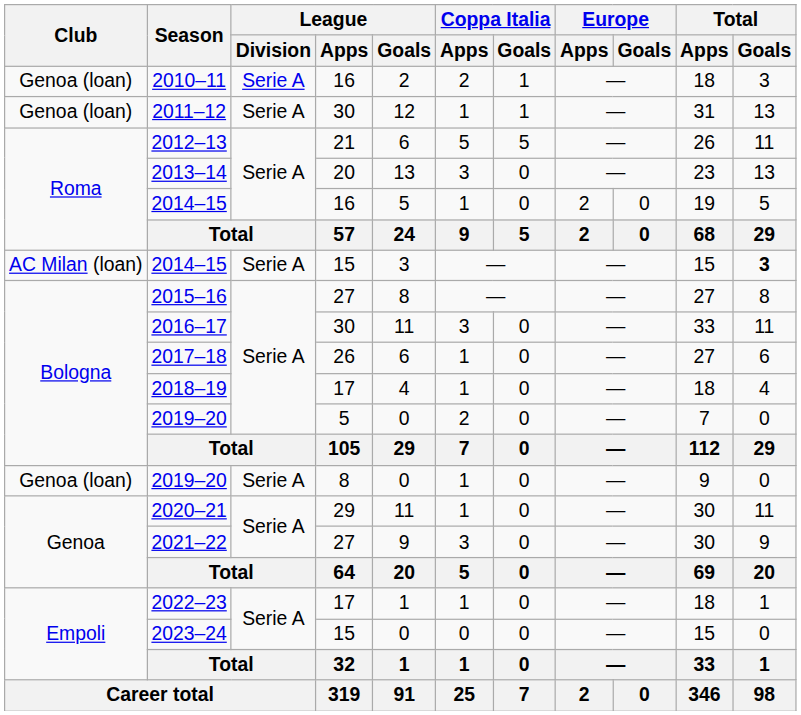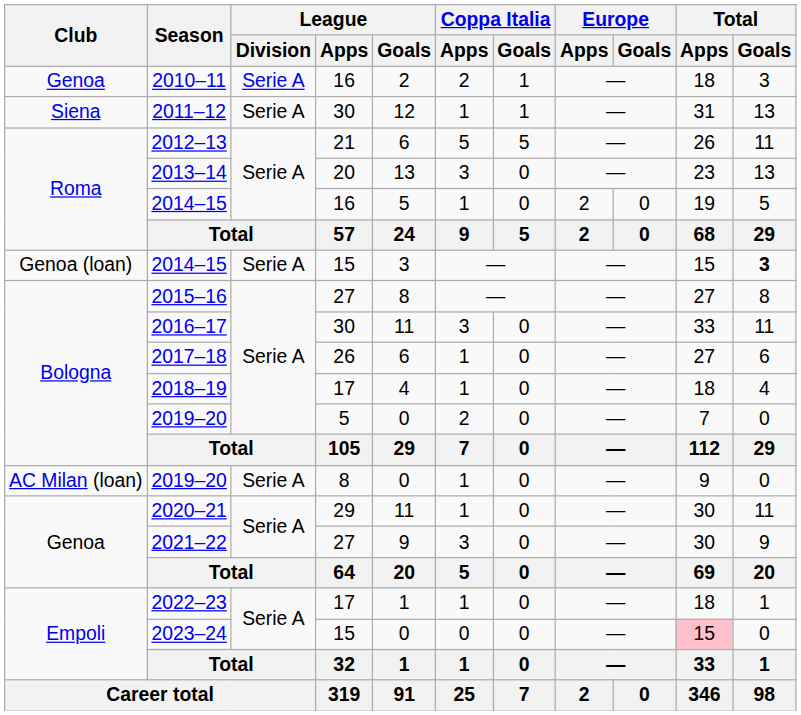(76, 81) Genoa (loan) -> (76, 81) Genoa
(76, 111) Genoa (loan) -> (76, 111) Siena
(76, 265) AC Milan (loan) -> (76, 265) Genoa (loan)
(76, 480) Genoa (loan) -> (76, 480) AC Milan (loan)
(704, 633) no background -> (704, 633) pink background
